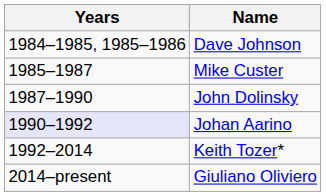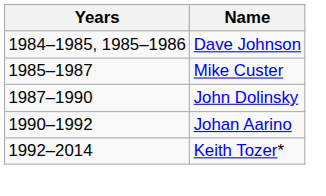(50, 124) lavender background -> (50, 124) no background
- row: (255, 177)
